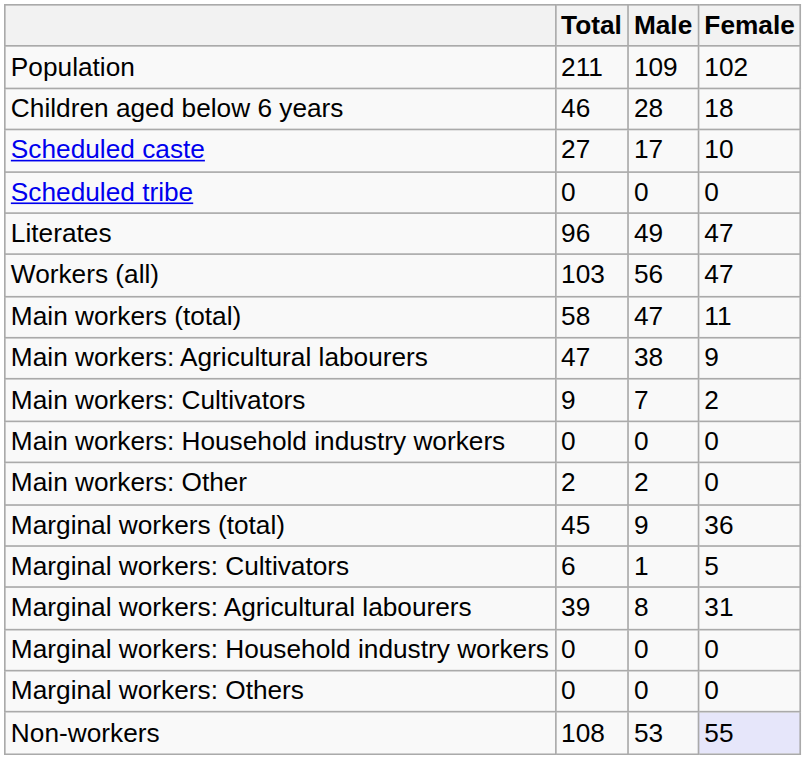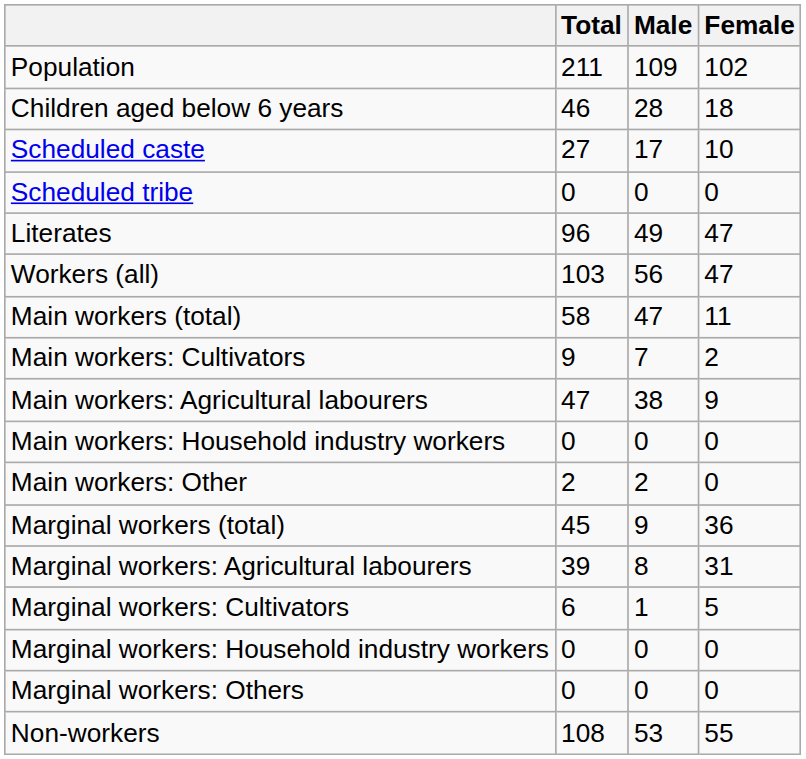rows swapped: (158, 399) <-> (219, 358)
rows swapped: (180, 566) <-> (241, 607)
(719, 732) lavender background -> (719, 732) no background
